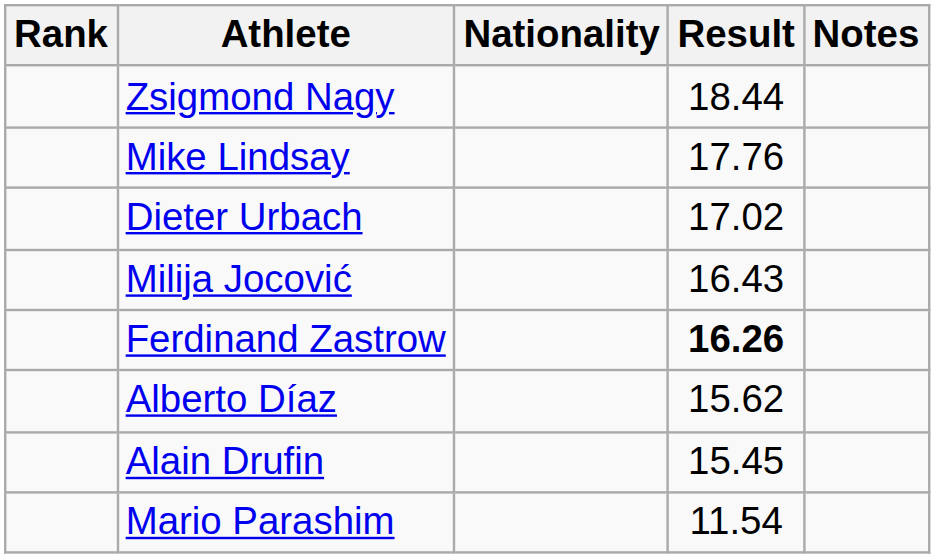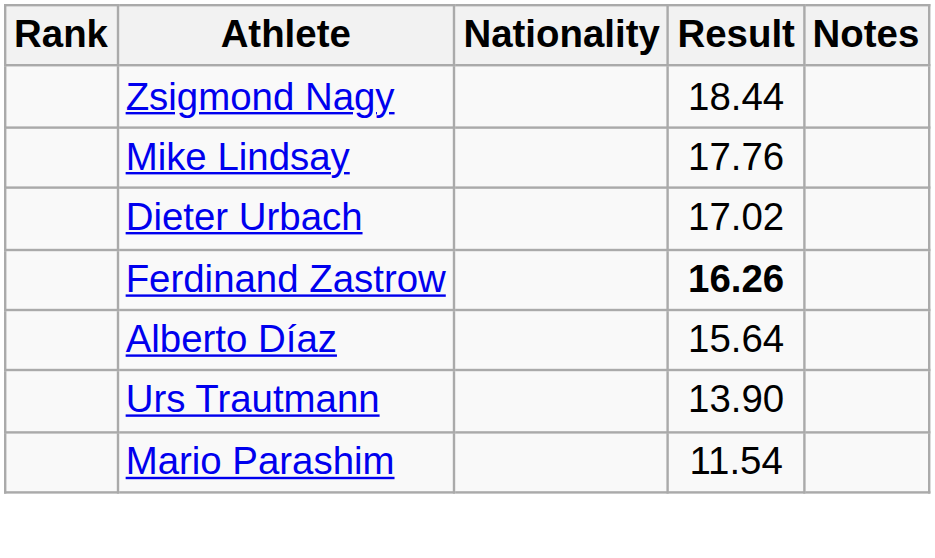- row: (239, 278)
(736, 400) 15.62 -> (736, 339) 15.64
- row: (225, 461)
+ row: (253, 400)
